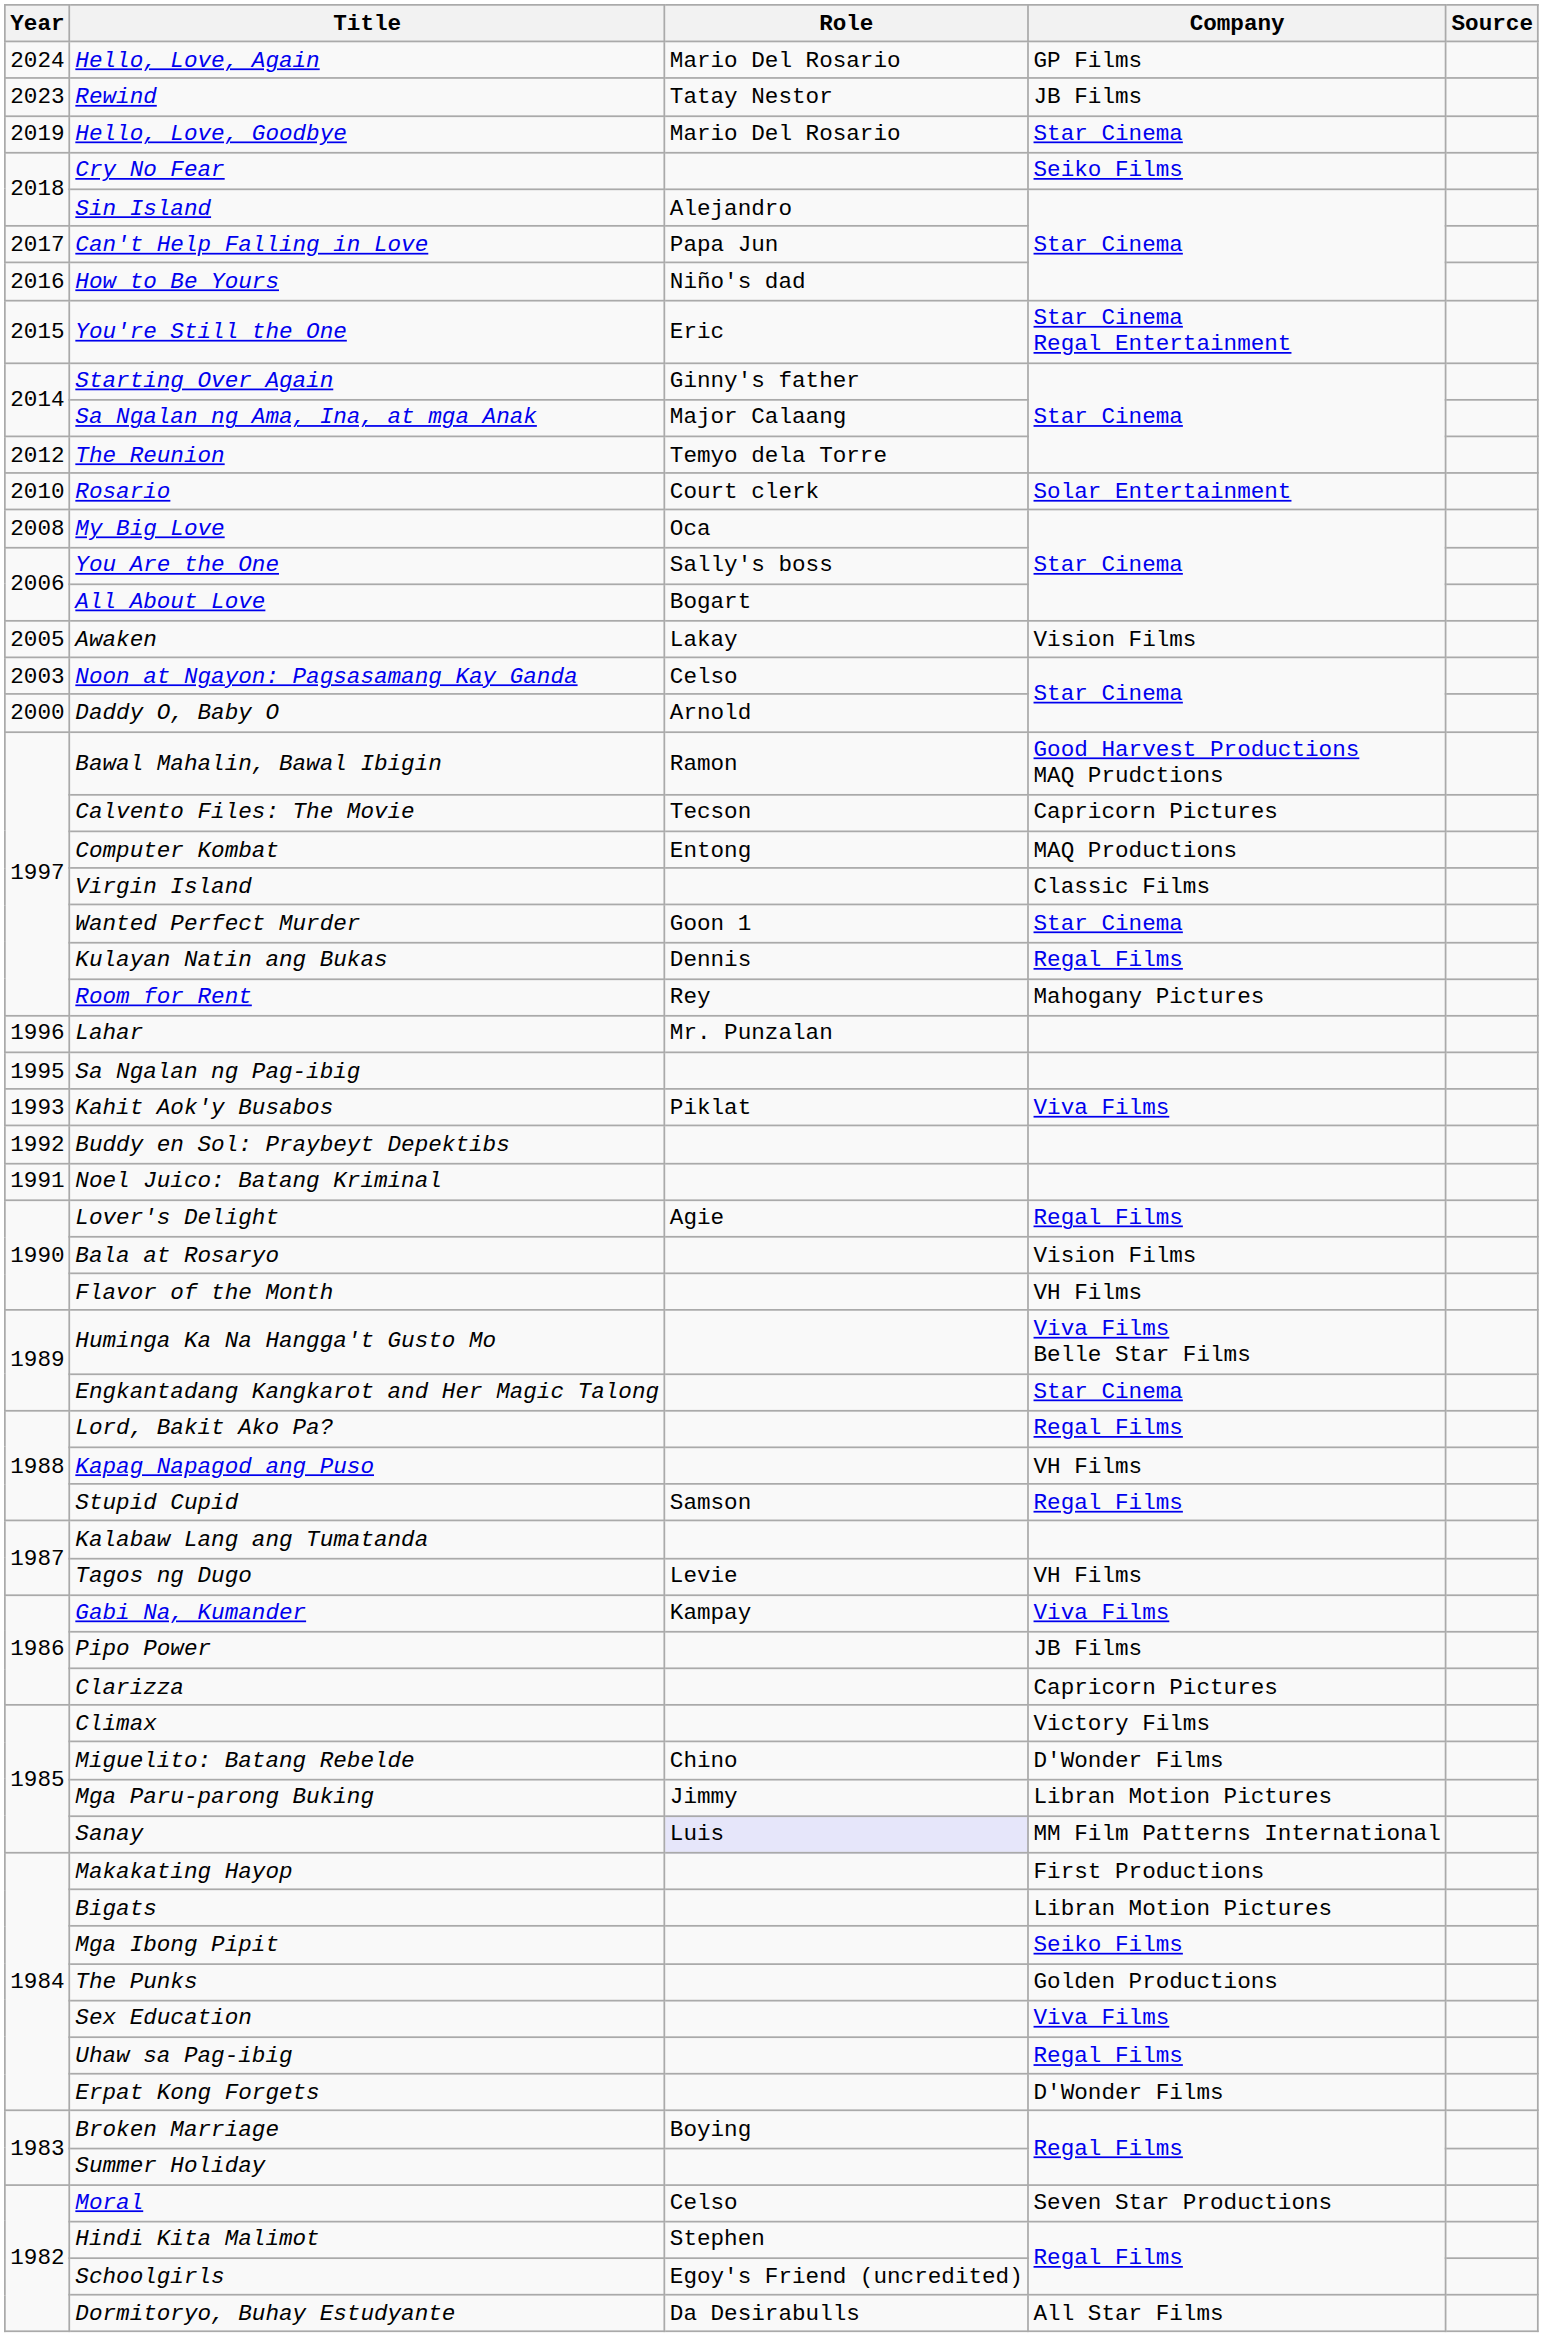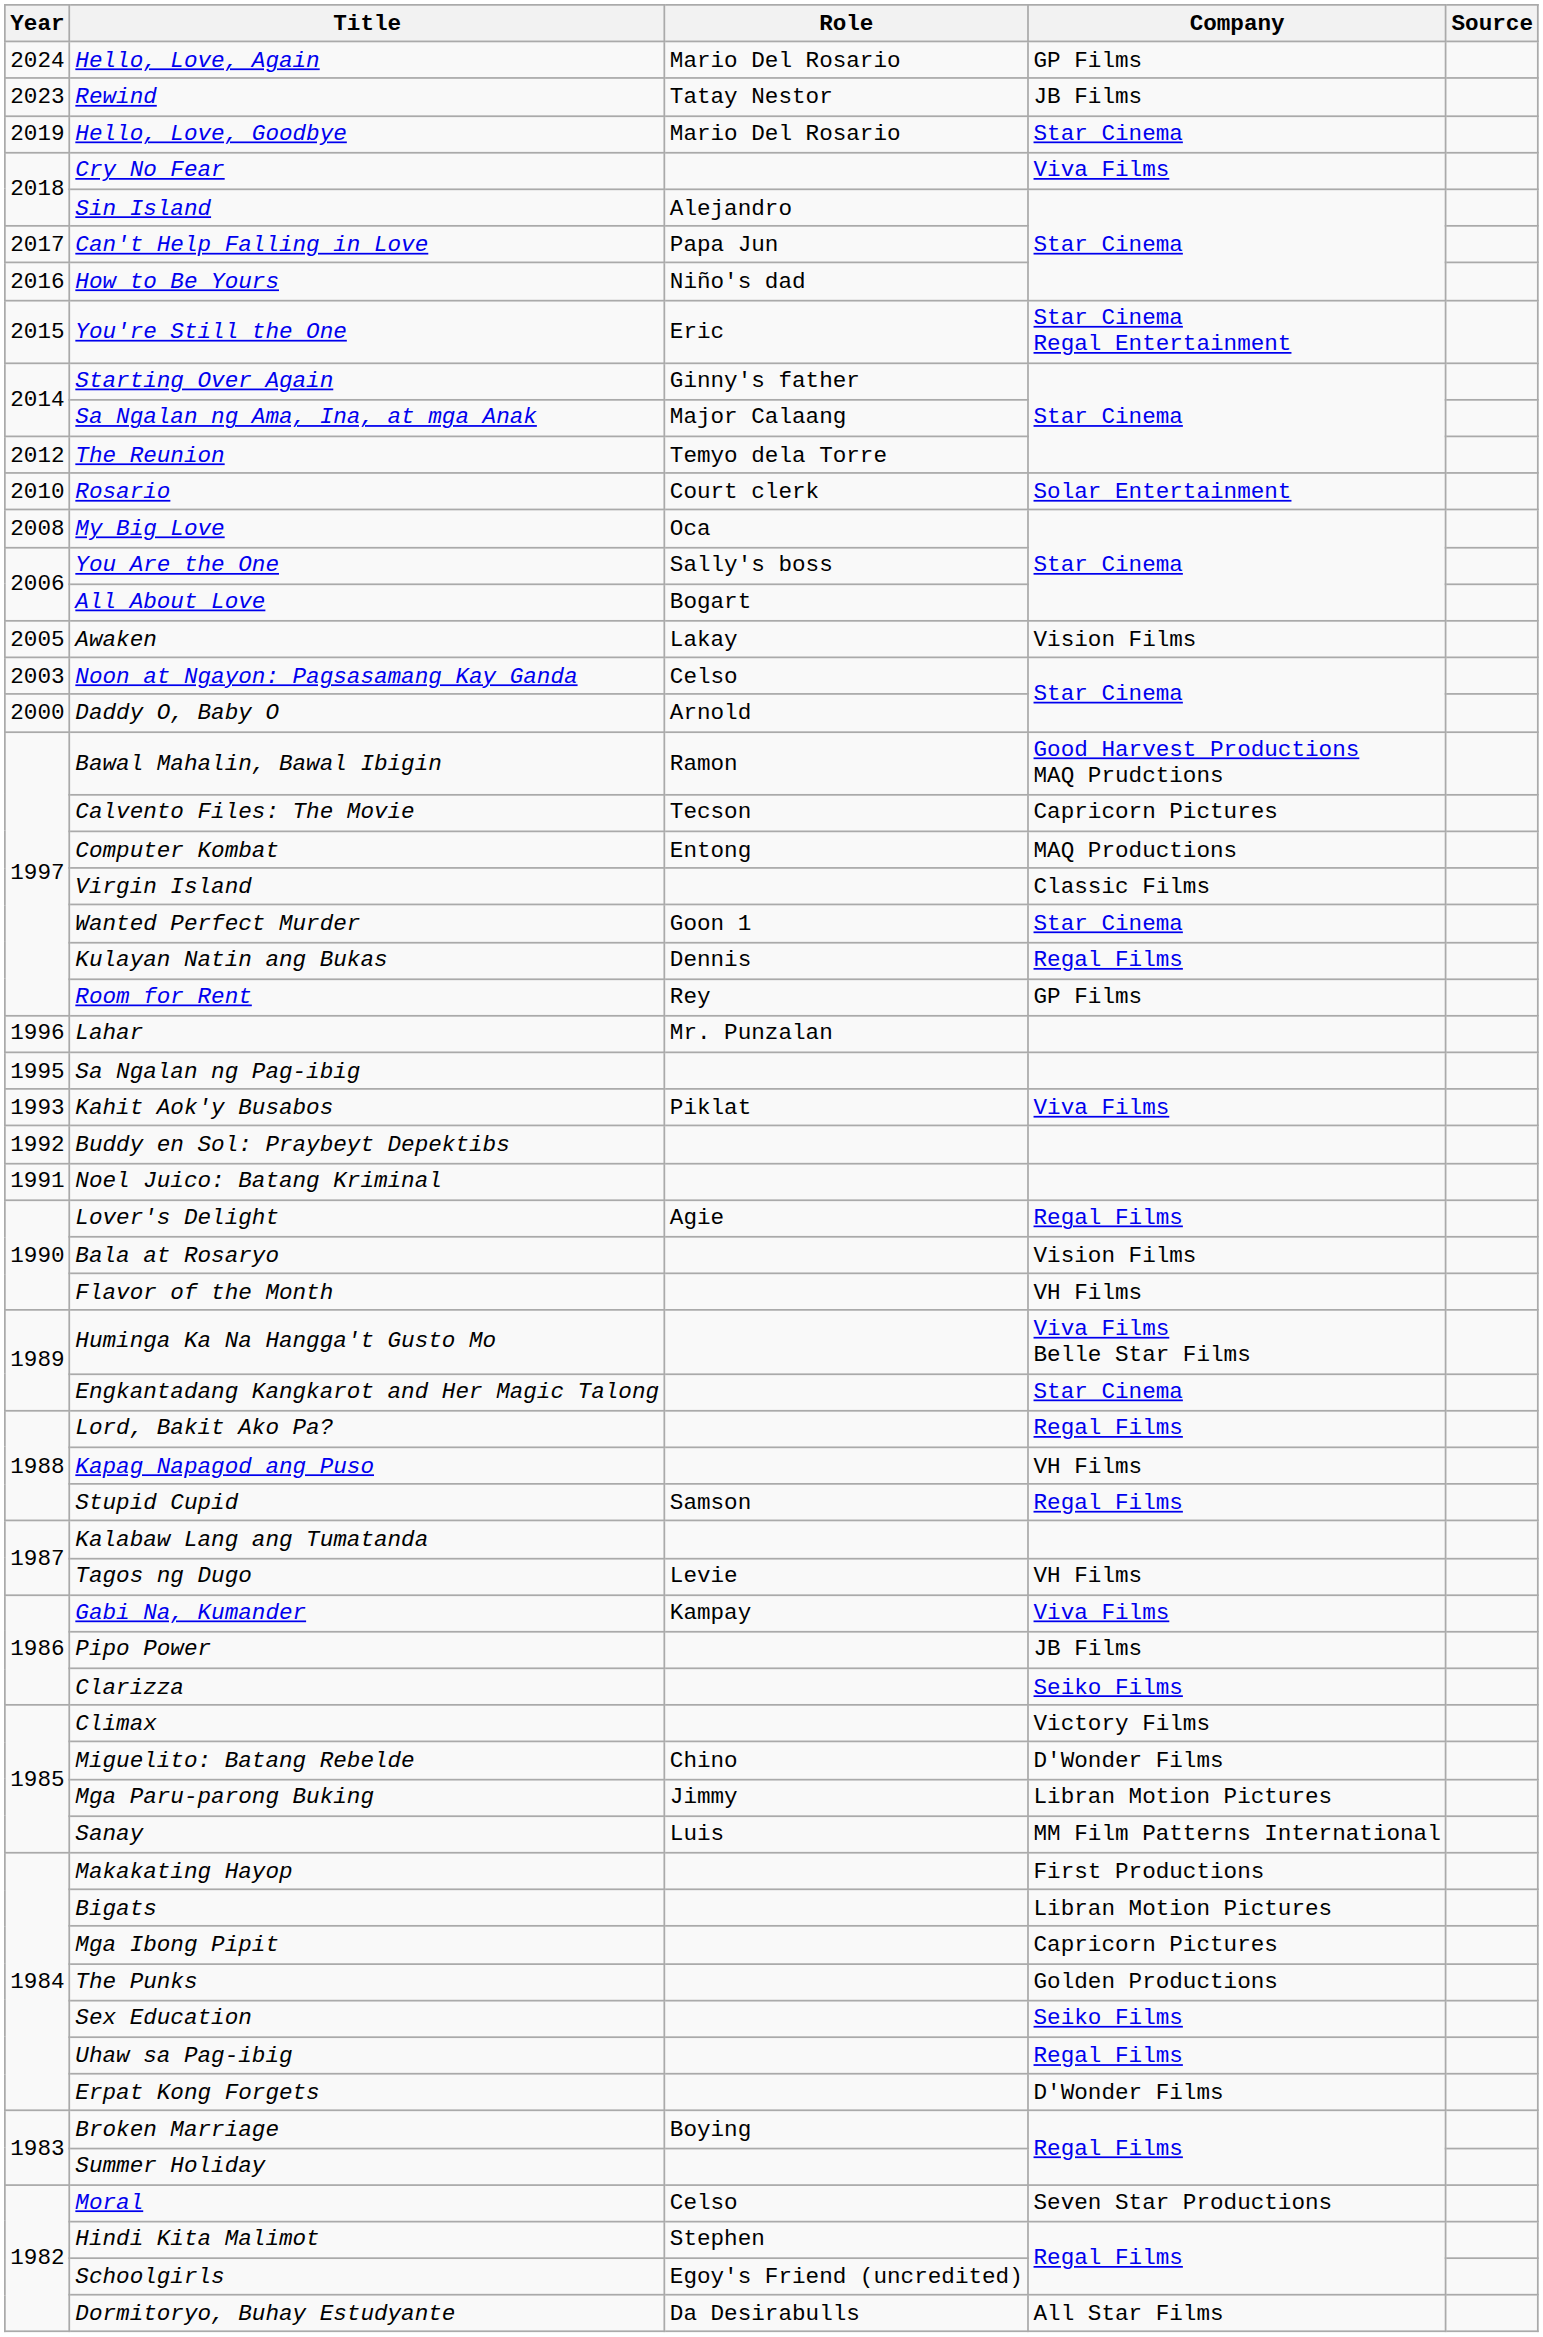(1108, 171) Seiko Films -> (1101, 171) Viva Films
(1149, 997) Mahogany Pictures -> (1088, 997) GP Films
(1156, 1687) Capricorn Pictures -> (1108, 1687) Seiko Films
(697, 1834) lavender background -> (697, 1834) no background
(1108, 1945) Seiko Films -> (1156, 1945) Capricorn Pictures
(1101, 2019) Viva Films -> (1108, 2019) Seiko Films
